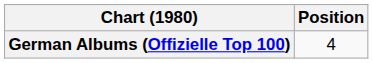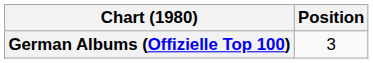(331, 44) 4 -> (331, 44) 3
